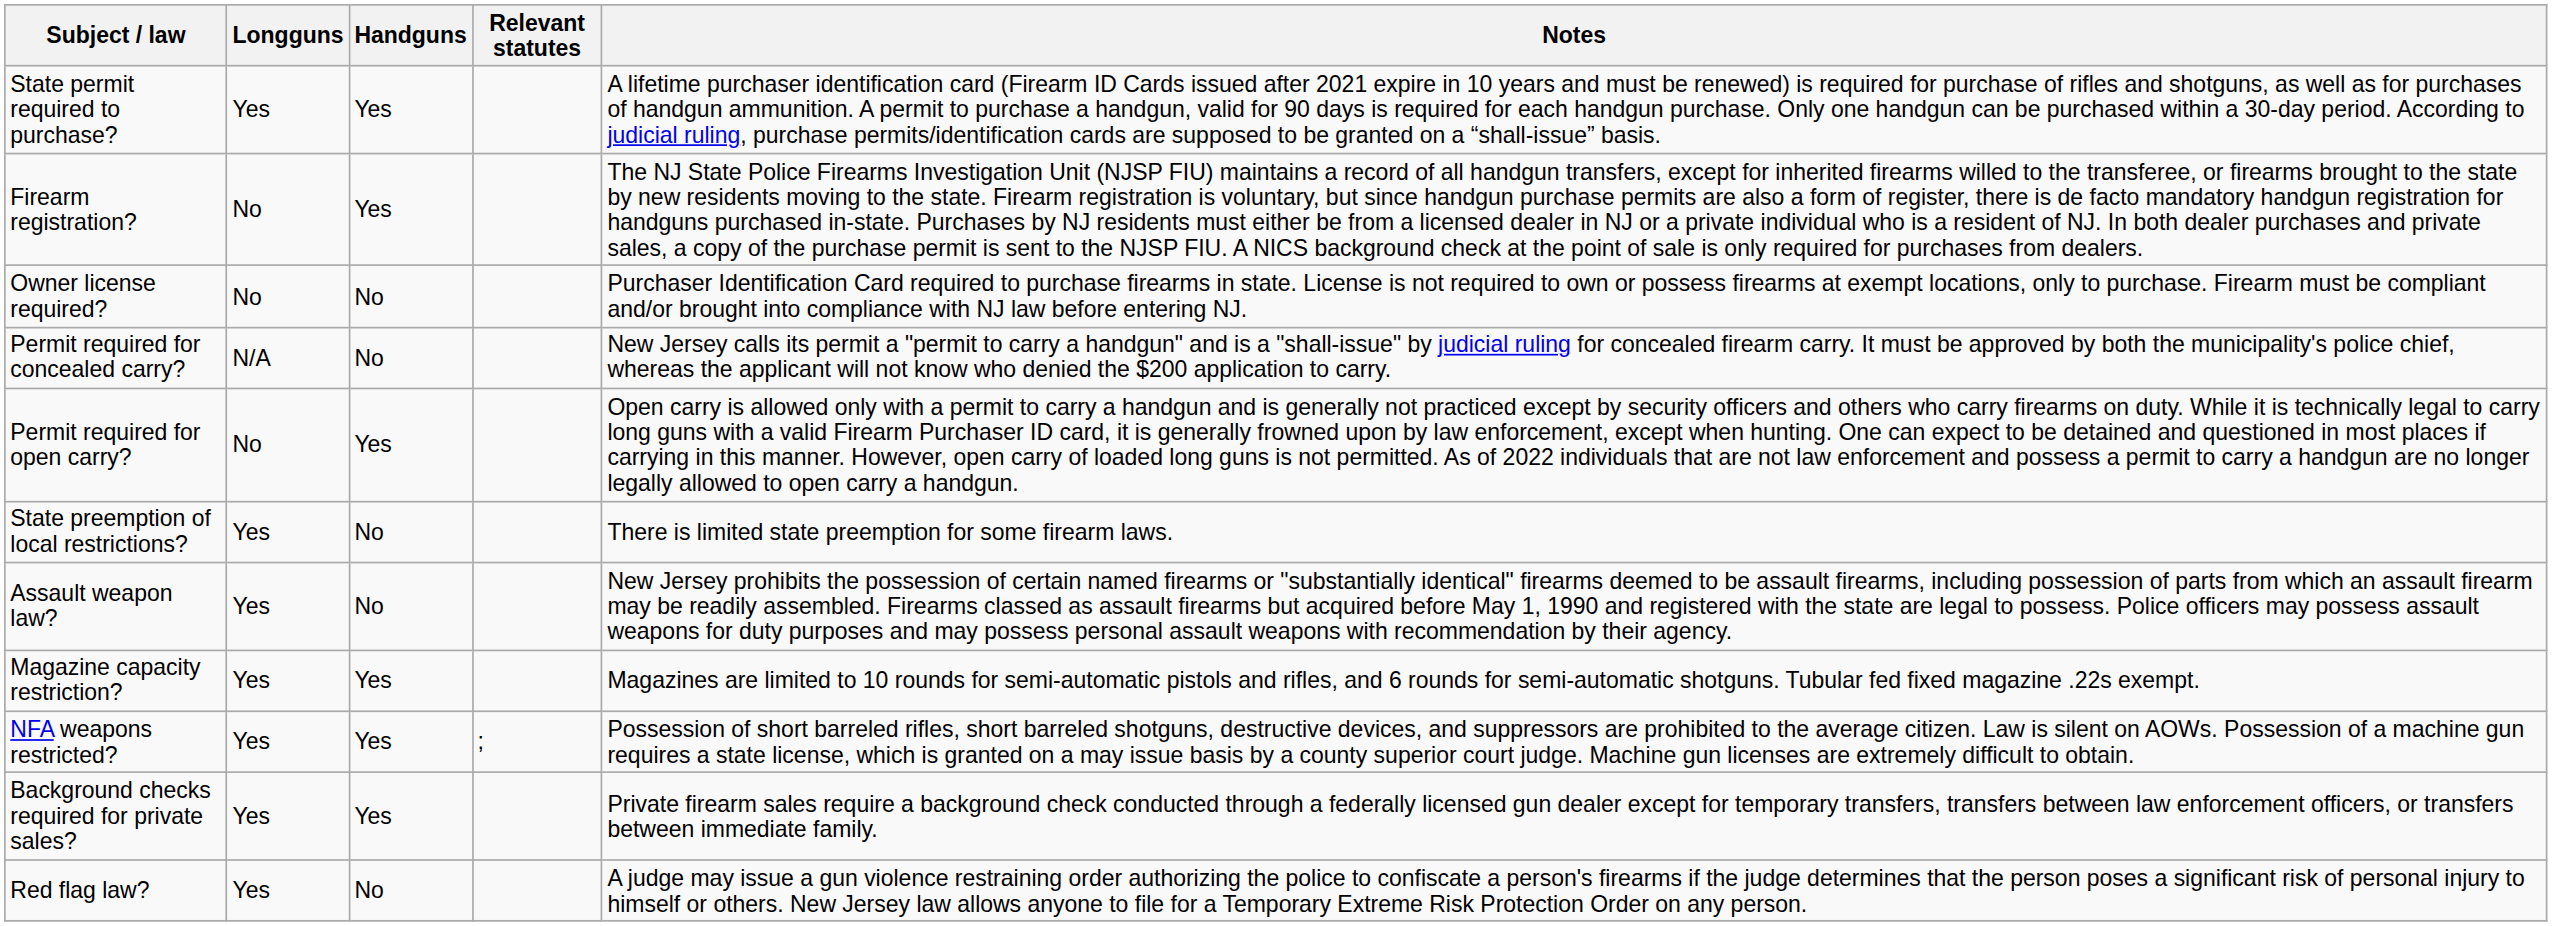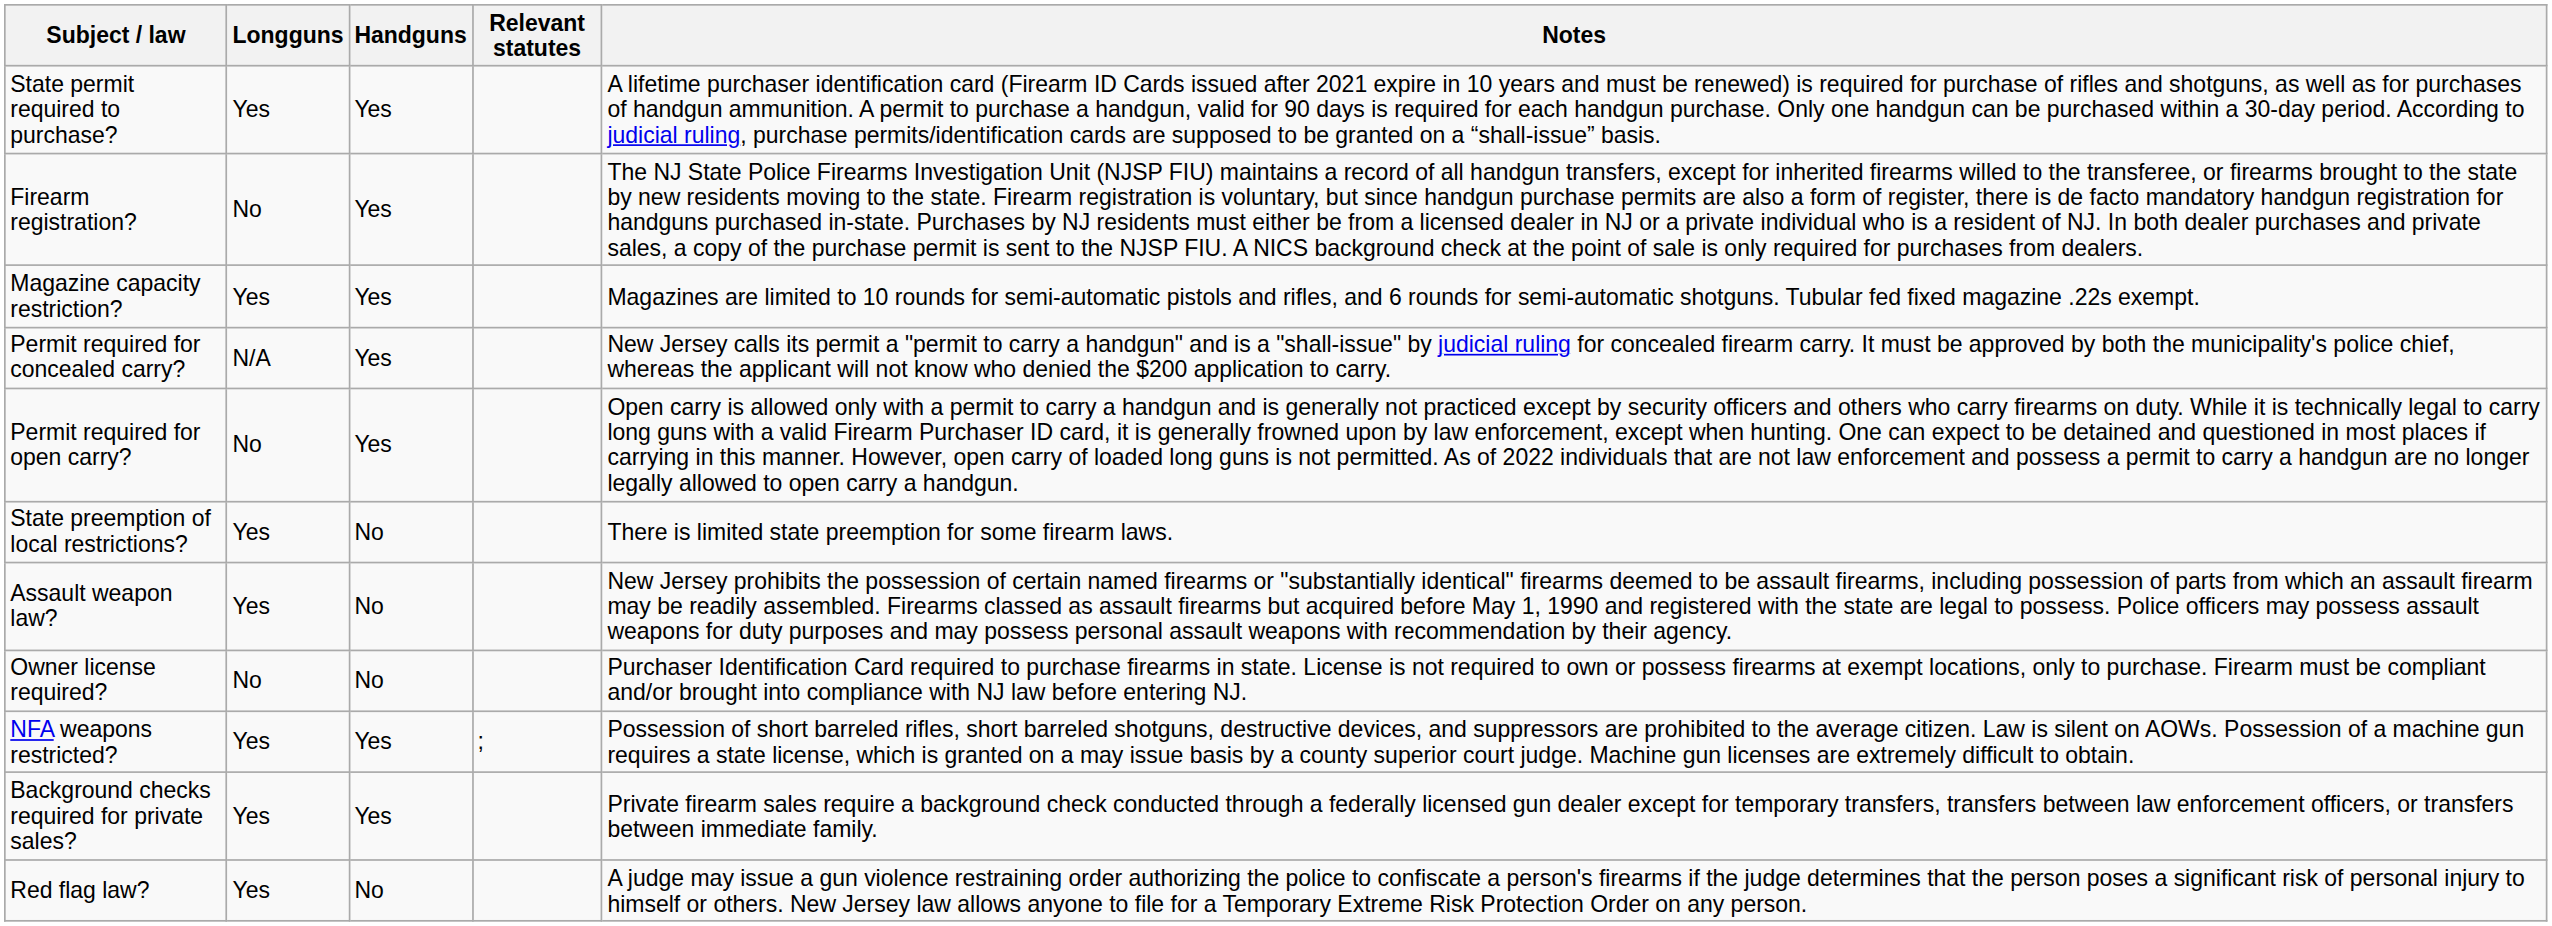rows swapped: (83, 296) <-> (105, 680)
(369, 358) No -> (373, 358) Yes
